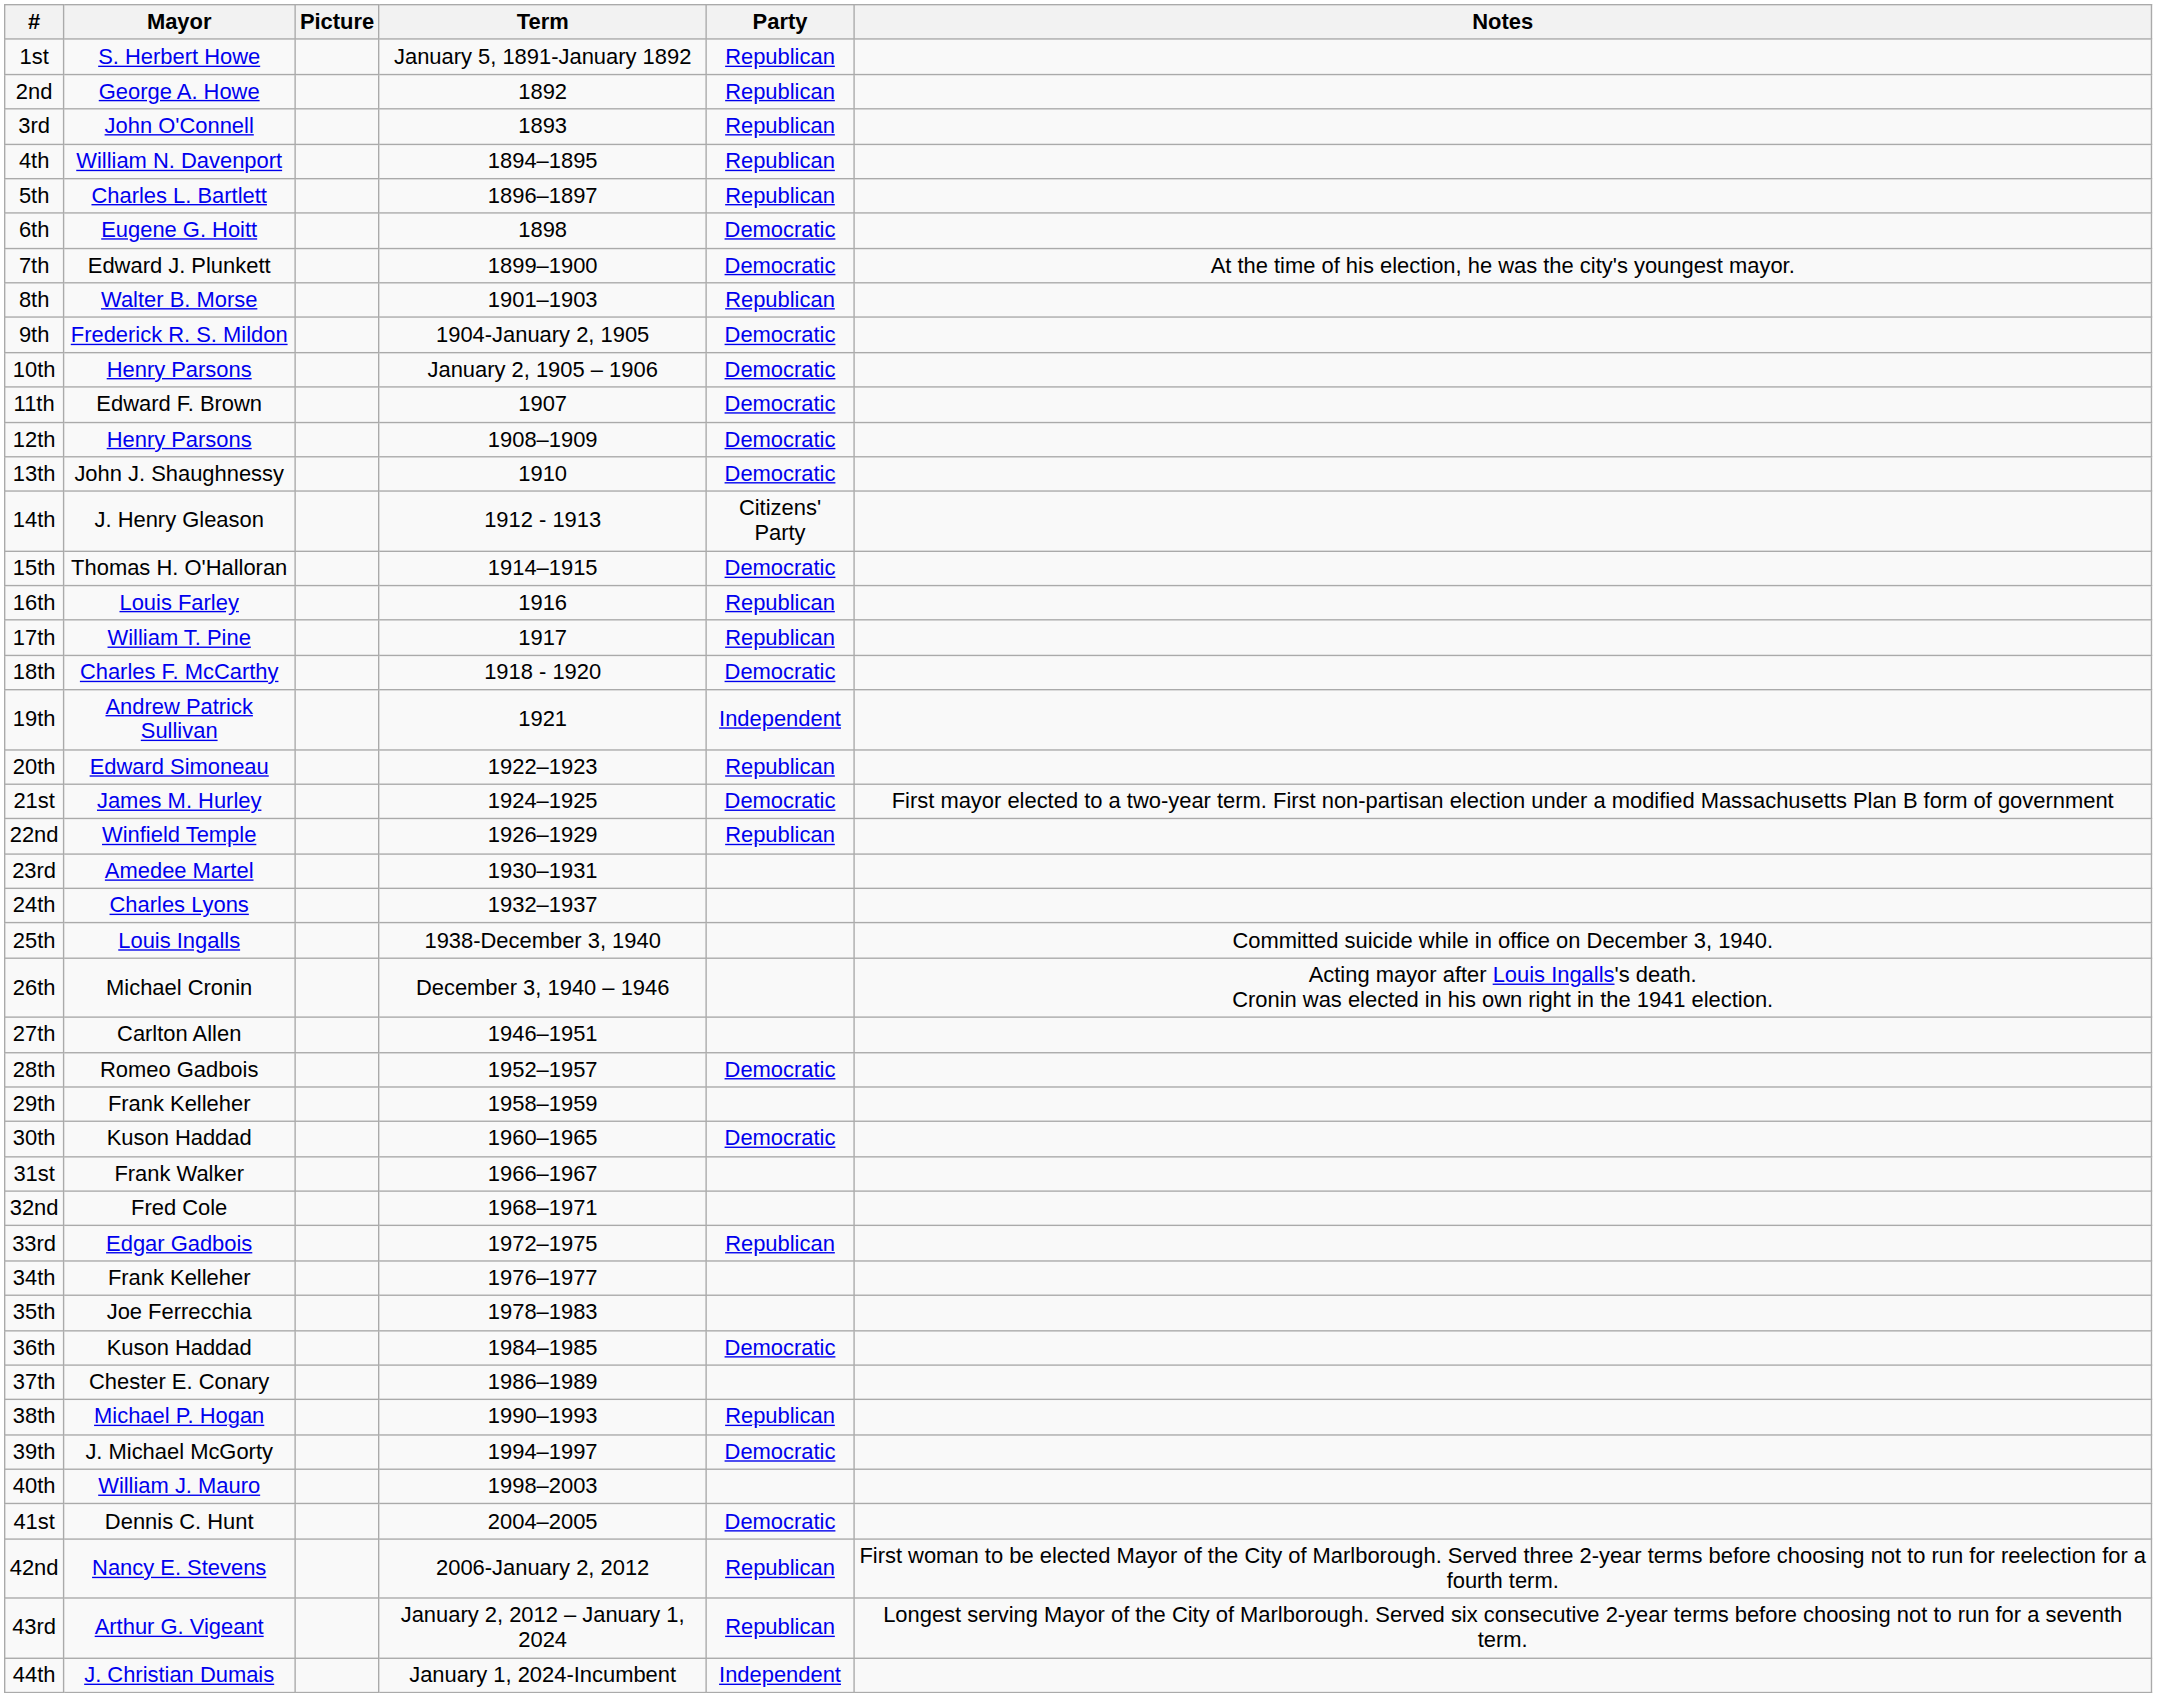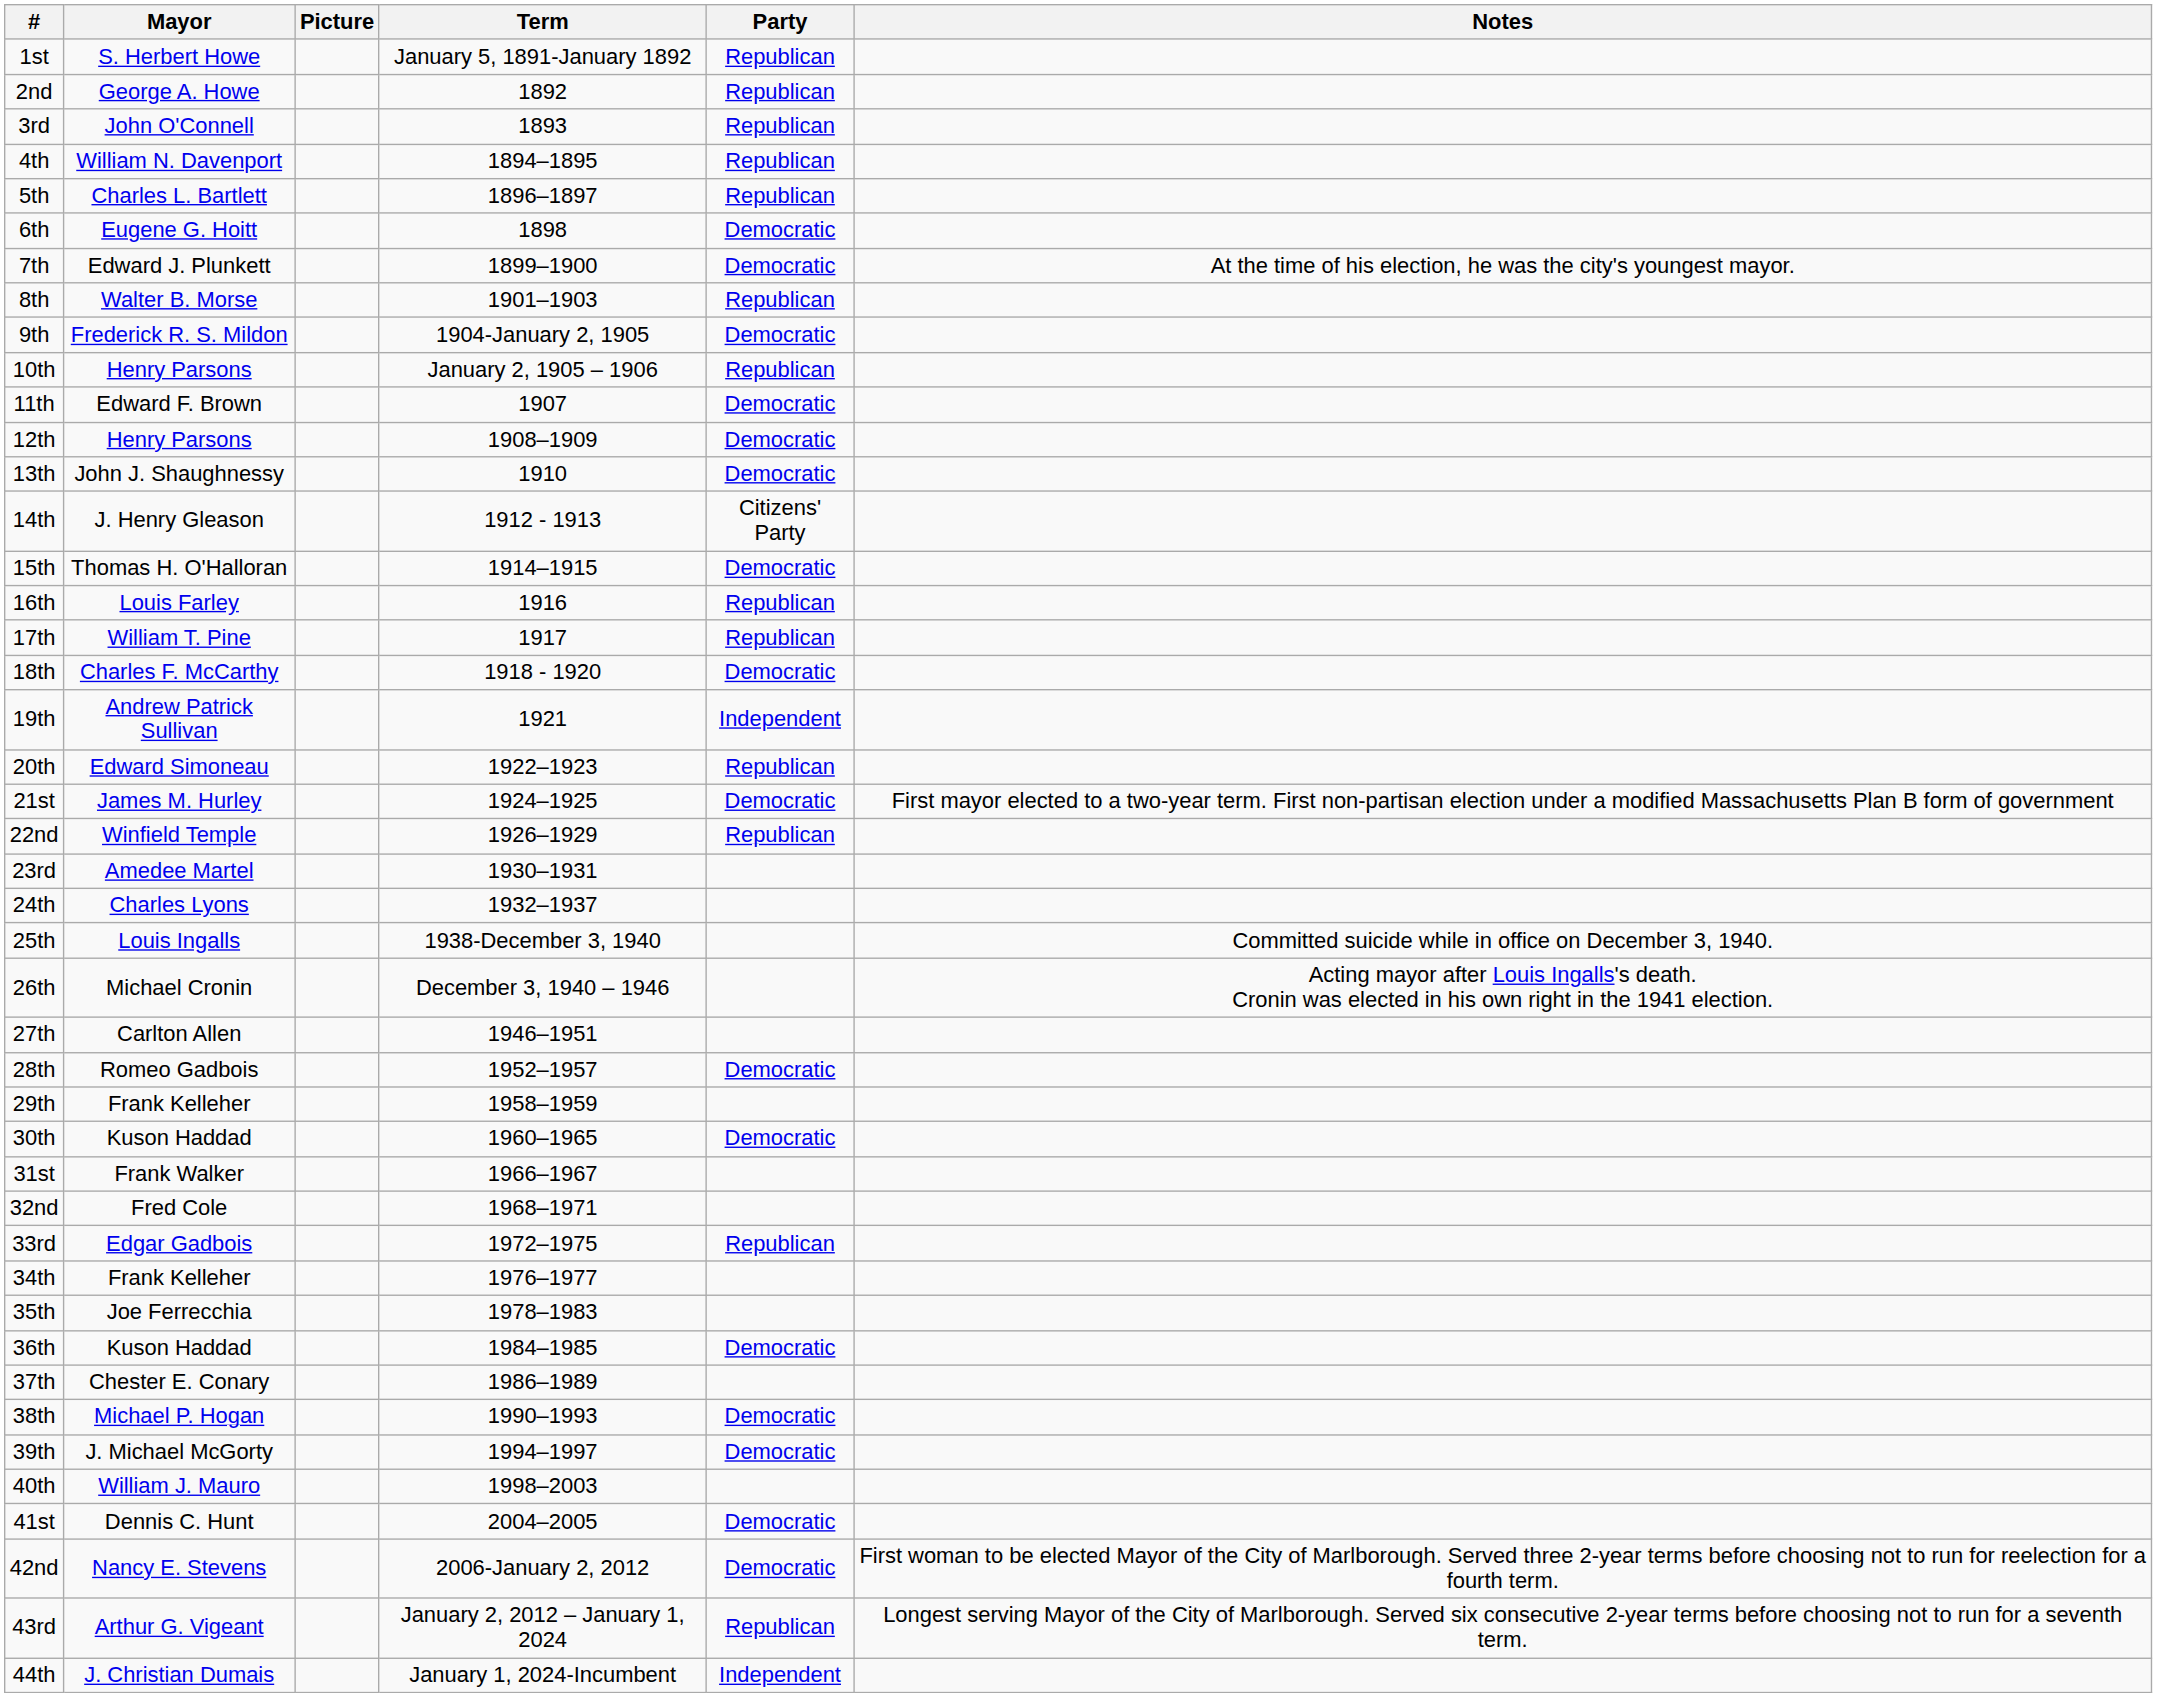(780, 369) Democratic -> (780, 369) Republican
(780, 1416) Republican -> (780, 1416) Democratic
(780, 1568) Republican -> (780, 1568) Democratic
